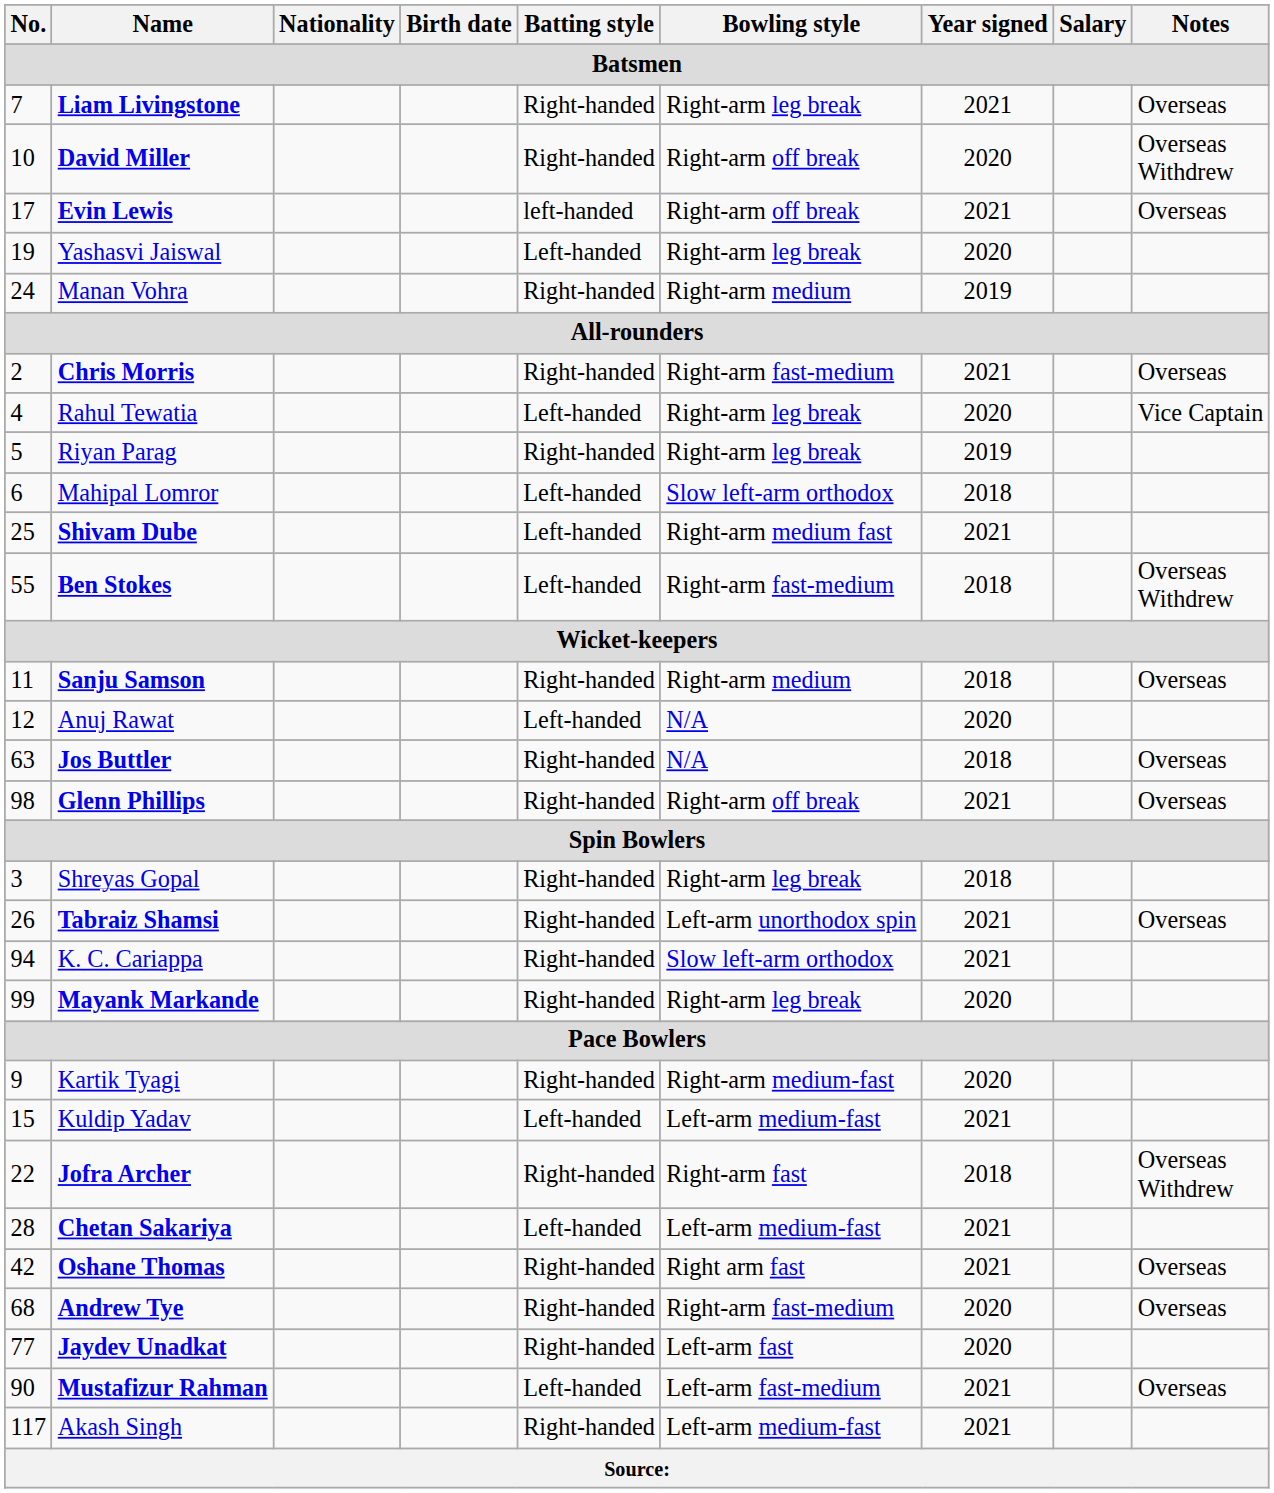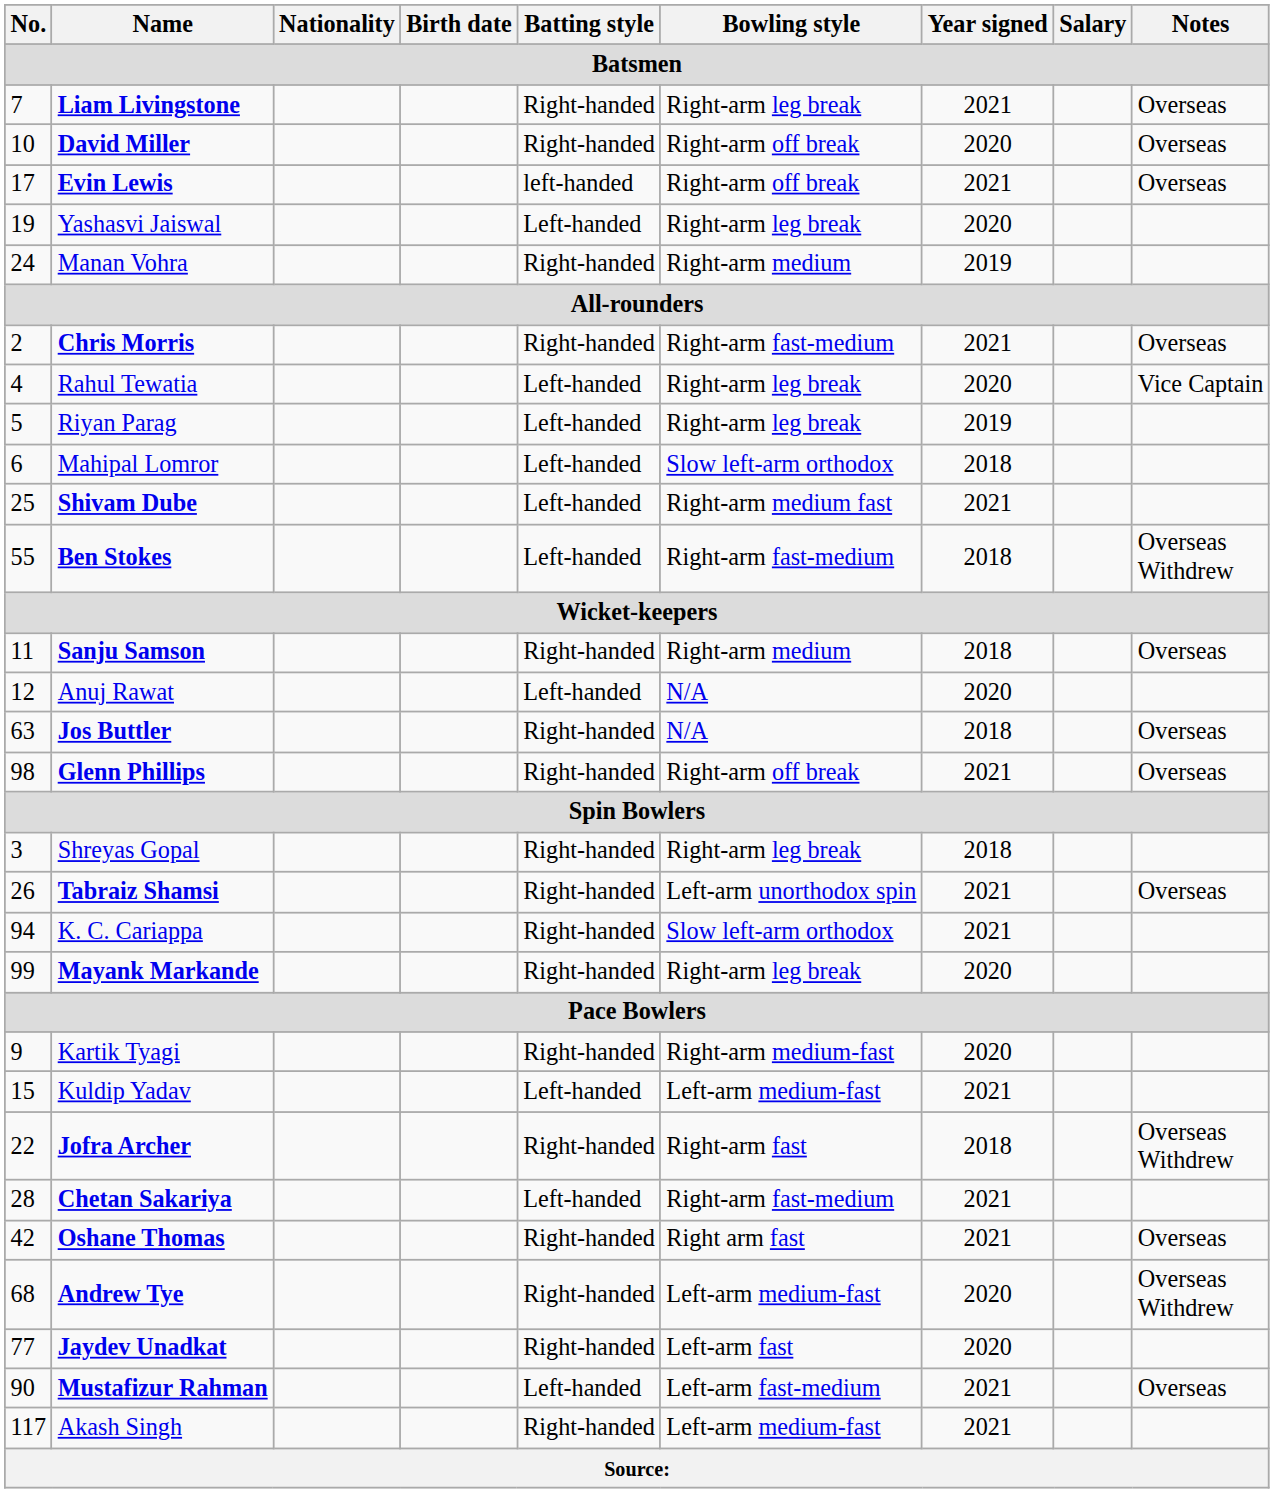(1186, 158) Overseas Withdrew -> (1182, 143) Overseas
(589, 451) Right-handed -> (582, 423) Left-handed
(774, 1227) Left-arm medium-fast -> (780, 1199) Right-arm fast-medium
(780, 1307) Right-arm fast-medium -> (774, 1293) Left-arm medium-fast
(1182, 1307) Overseas -> (1186, 1293) Overseas Withdrew
